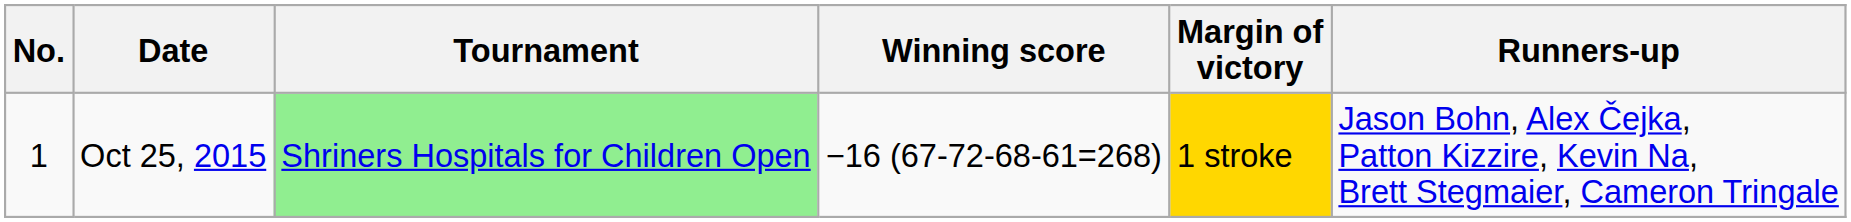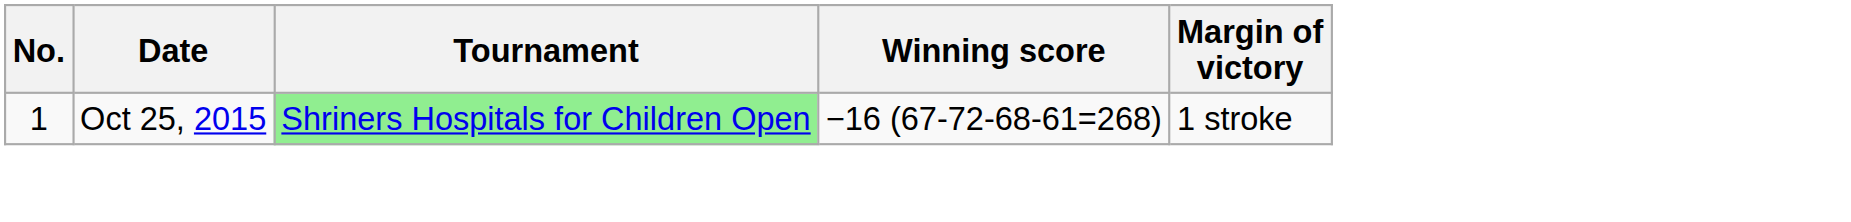- column: (1589, 49)
(1235, 155) gold background -> (1235, 119) no background
